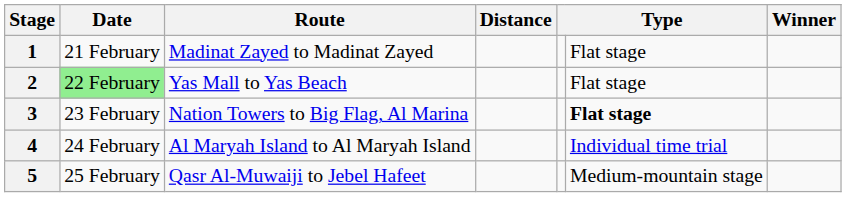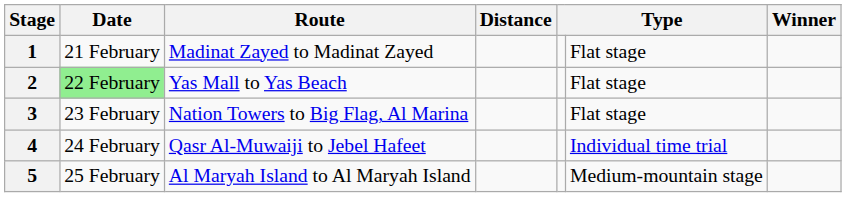(611, 113) bold -> (608, 113) normal
(320, 144) Al Maryah Island to Al Maryah Island -> (297, 144) Qasr Al-Muwaiji to Jebel Hafeet
(297, 176) Qasr Al-Muwaiji to Jebel Hafeet -> (320, 176) Al Maryah Island to Al Maryah Island
